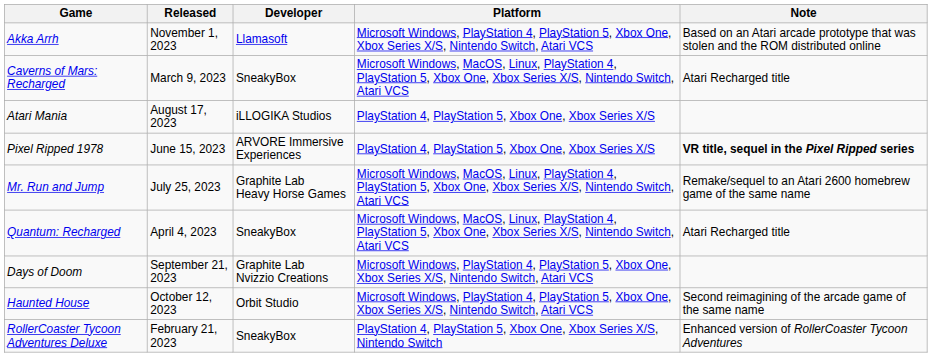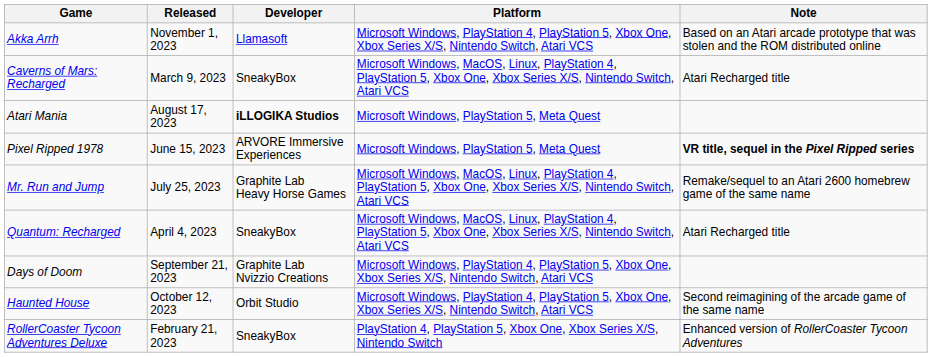(284, 116) normal -> (287, 116) bold
(506, 116) PlayStation 4, PlayStation 5, Xbox One, Xbox Series X/S -> (479, 116) Microsoft Windows, PlayStation 5, Meta Quest
(506, 148) PlayStation 4, PlayStation 5, Xbox One, Xbox Series X/S -> (479, 148) Microsoft Windows, PlayStation 5, Meta Quest
